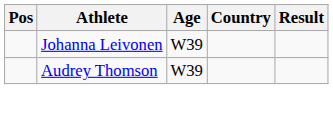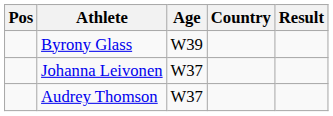+ row: (87, 44)
(187, 44) W39 -> (187, 70) W37
(187, 70) W39 -> (187, 96) W37
